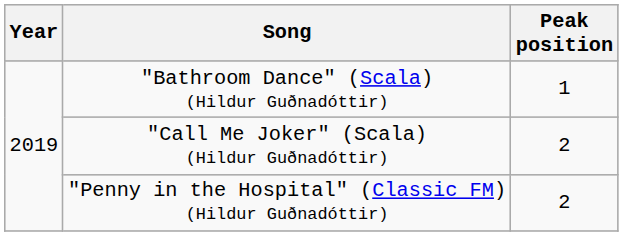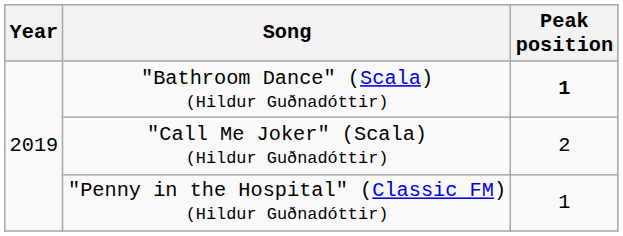(564, 89) normal -> (564, 89) bold
(564, 202) 2 -> (564, 202) 1
